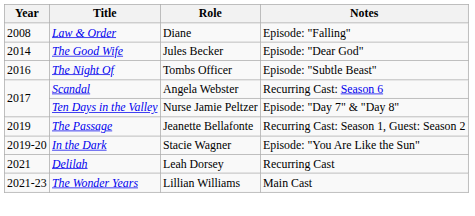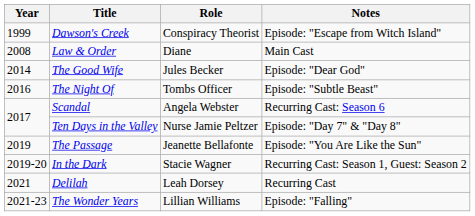+ row: (90, 32)
(307, 32) Episode: "Falling" -> (289, 51) Main Cast
(364, 126) Recurring Cast: Season 1, Guest: Season 2 -> (343, 145) Episode: "You Are Like the Sun"
(341, 145) Episode: "You Are Like the Sun" -> (366, 164) Recurring Cast: Season 1, Guest: Season 2
(288, 182) Main Cast -> (308, 201) Episode: "Falling"
